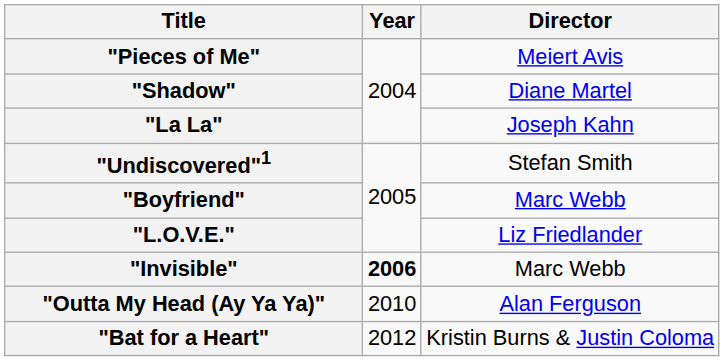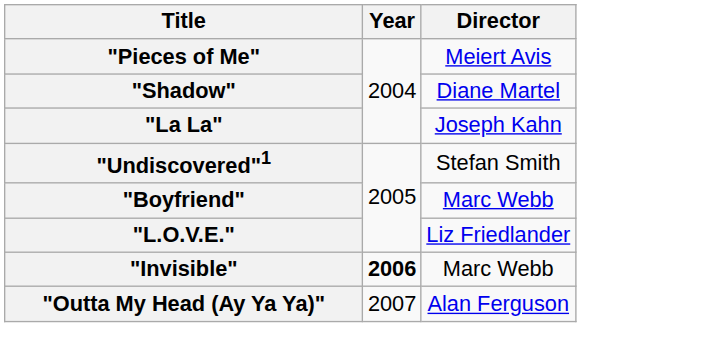(392, 303) 2010 -> (392, 303) 2007
- row: (184, 338)
